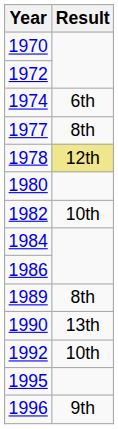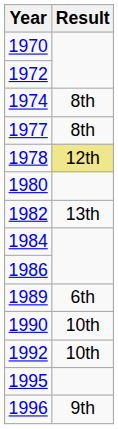(83, 102) 6th -> (83, 102) 8th
(83, 213) 10th -> (83, 213) 13th
(83, 297) 8th -> (83, 297) 6th
(83, 325) 13th -> (83, 325) 10th
